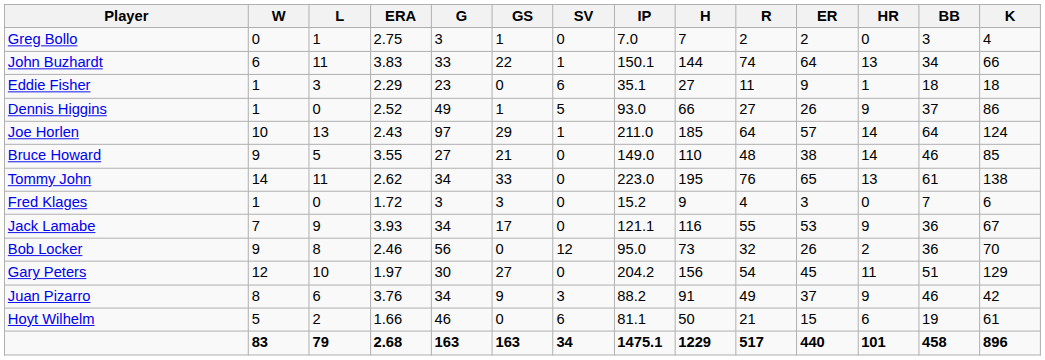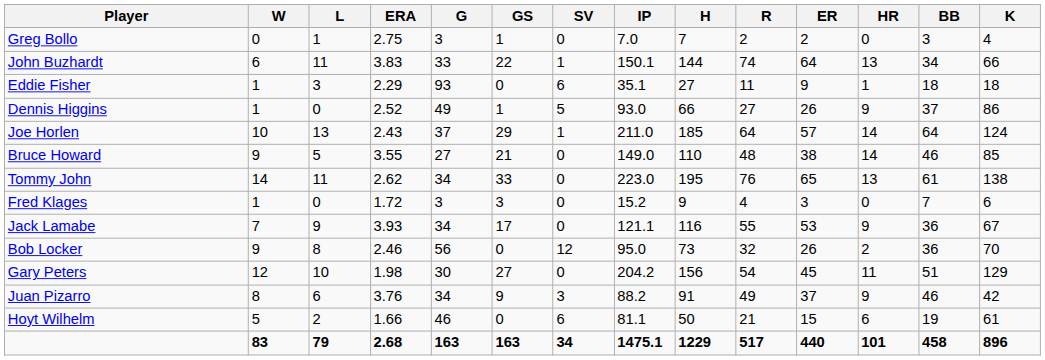(443, 86) 23 -> (443, 86) 93
(443, 132) 97 -> (443, 132) 37
(388, 272) 1.97 -> (388, 272) 1.98
